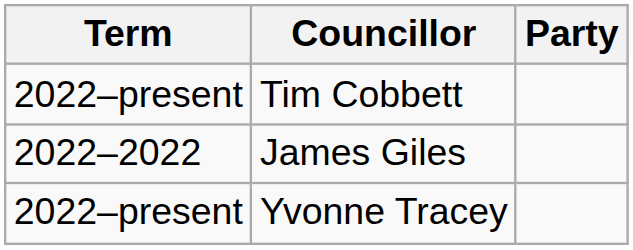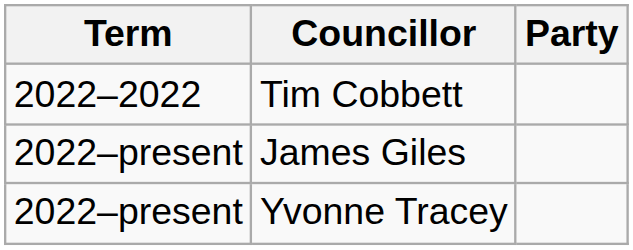(128, 93) 2022–present -> (108, 93) 2022–2022
(108, 152) 2022–2022 -> (128, 152) 2022–present
